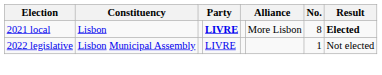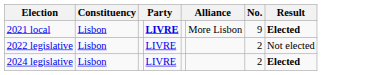(319, 29) 8 -> (260, 29) 9
(137, 45) Lisbon Municipal Assembly -> (92, 45) Lisbon
(319, 45) 1 -> (260, 45) 2
+ row: (40, 62)
